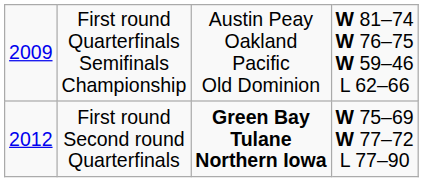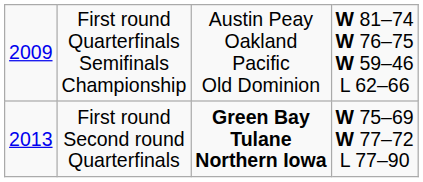(31, 138) 2012 -> (31, 138) 2013
